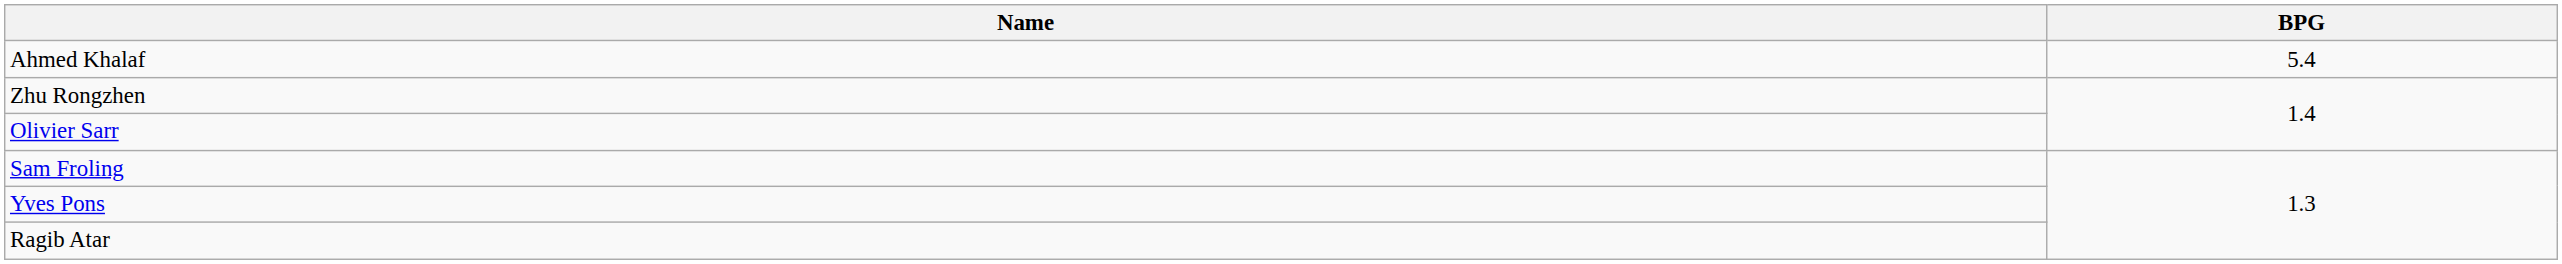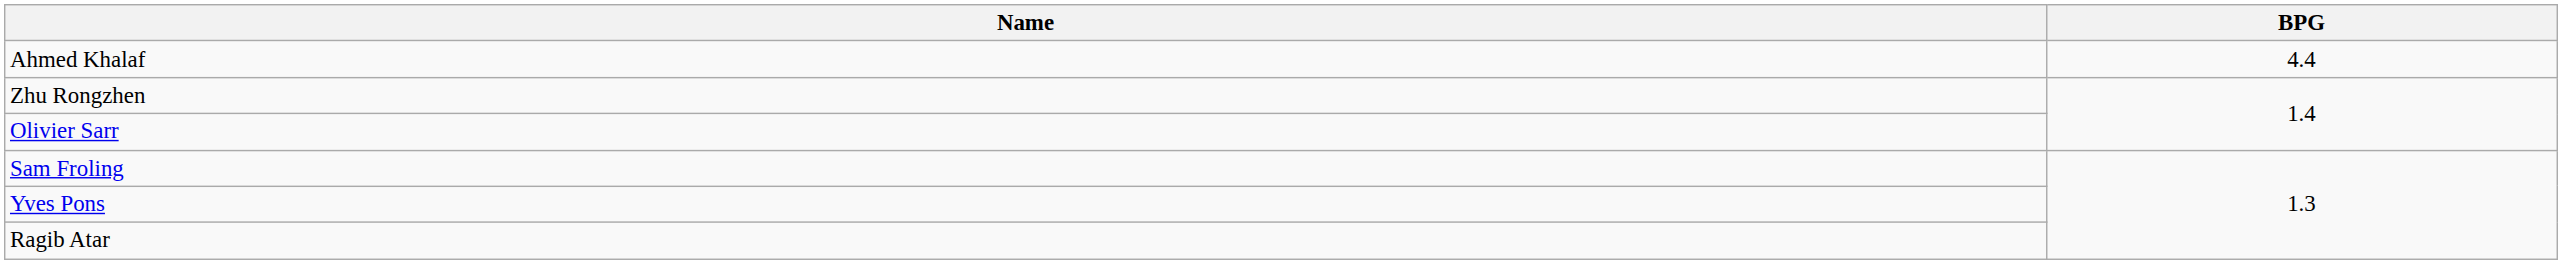(2301, 58) 5.4 -> (2301, 58) 4.4
